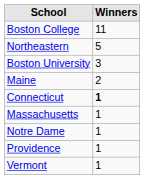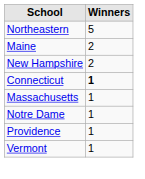- row: (43, 30)
- row: (49, 64)
+ row: (45, 64)
